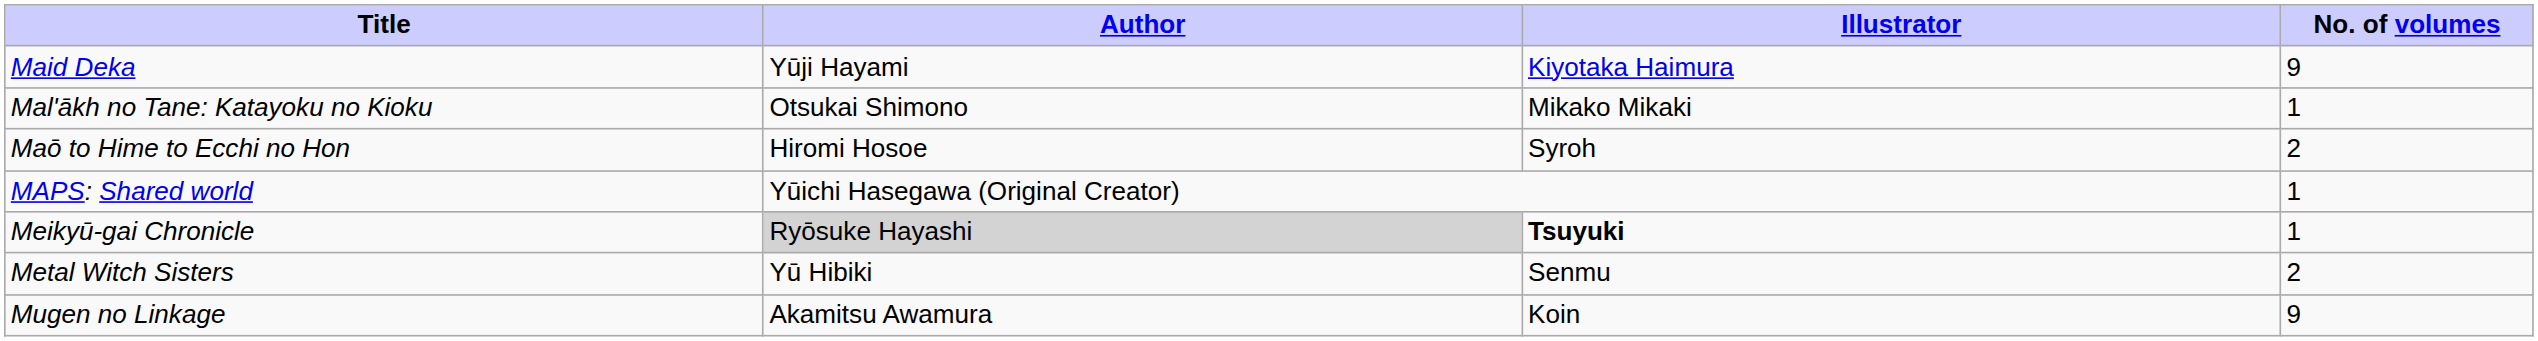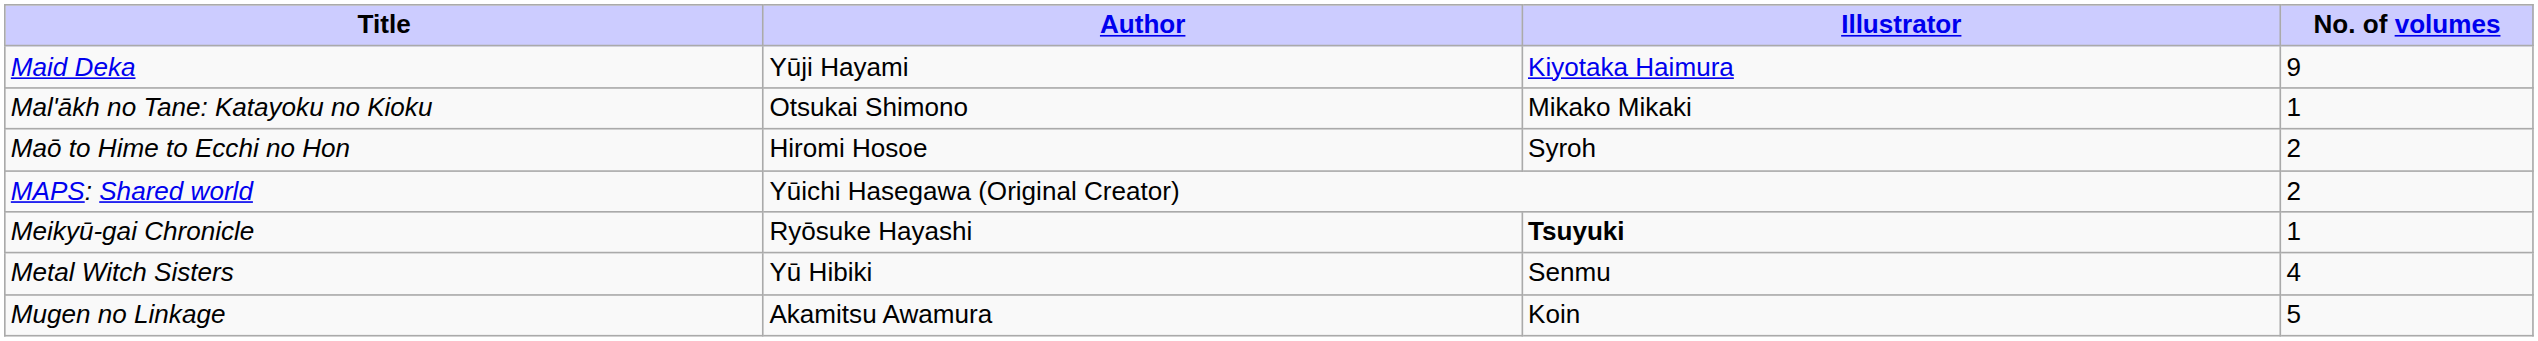(2294, 190) 1 -> (2294, 190) 2
(871, 231) lightgrey background -> (871, 231) no background
(2294, 273) 2 -> (2294, 273) 4
(2294, 314) 9 -> (2294, 314) 5
